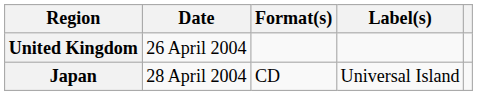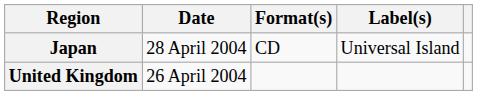rows swapped: (73, 47) <-> (73, 76)
